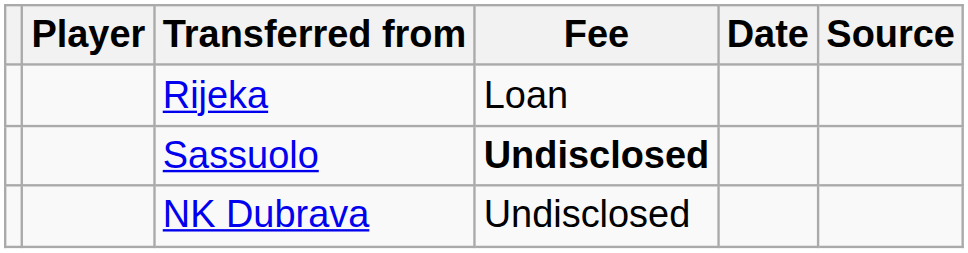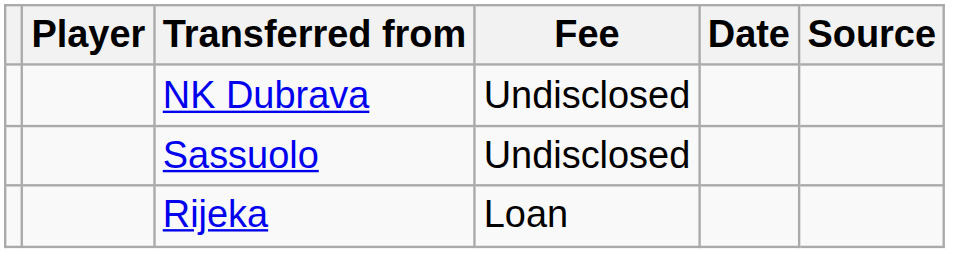rows swapped: (266, 214) <-> (215, 94)
(596, 154) bold -> (587, 154) normal
